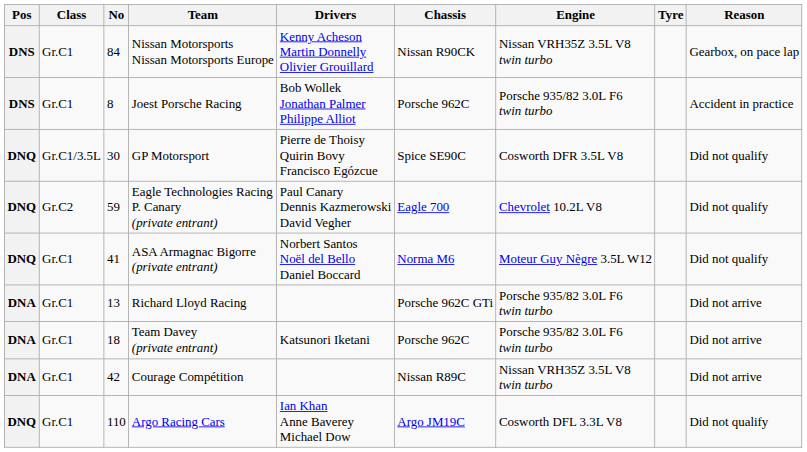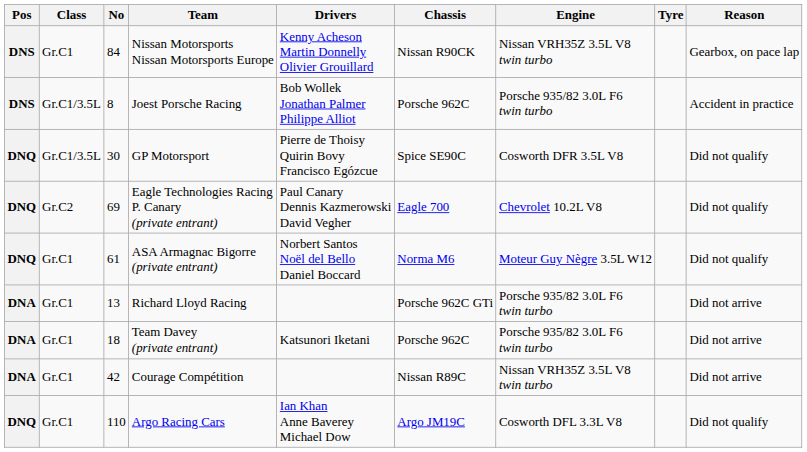(58, 103) Gr.C1 -> (72, 103) Gr.C1/3.5L
(113, 207) 59 -> (113, 207) 69
(113, 259) 41 -> (113, 259) 61
